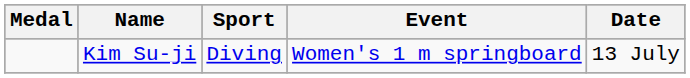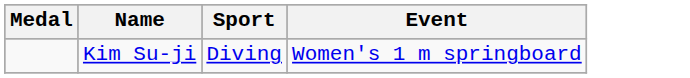- column: (636, 22)
